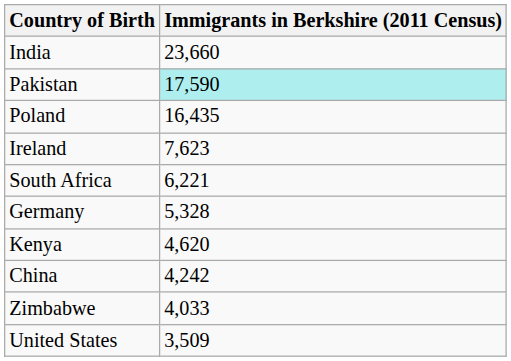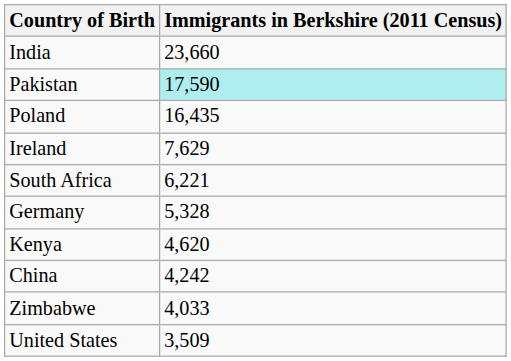(187, 148) 7,623 -> (187, 148) 7,629
